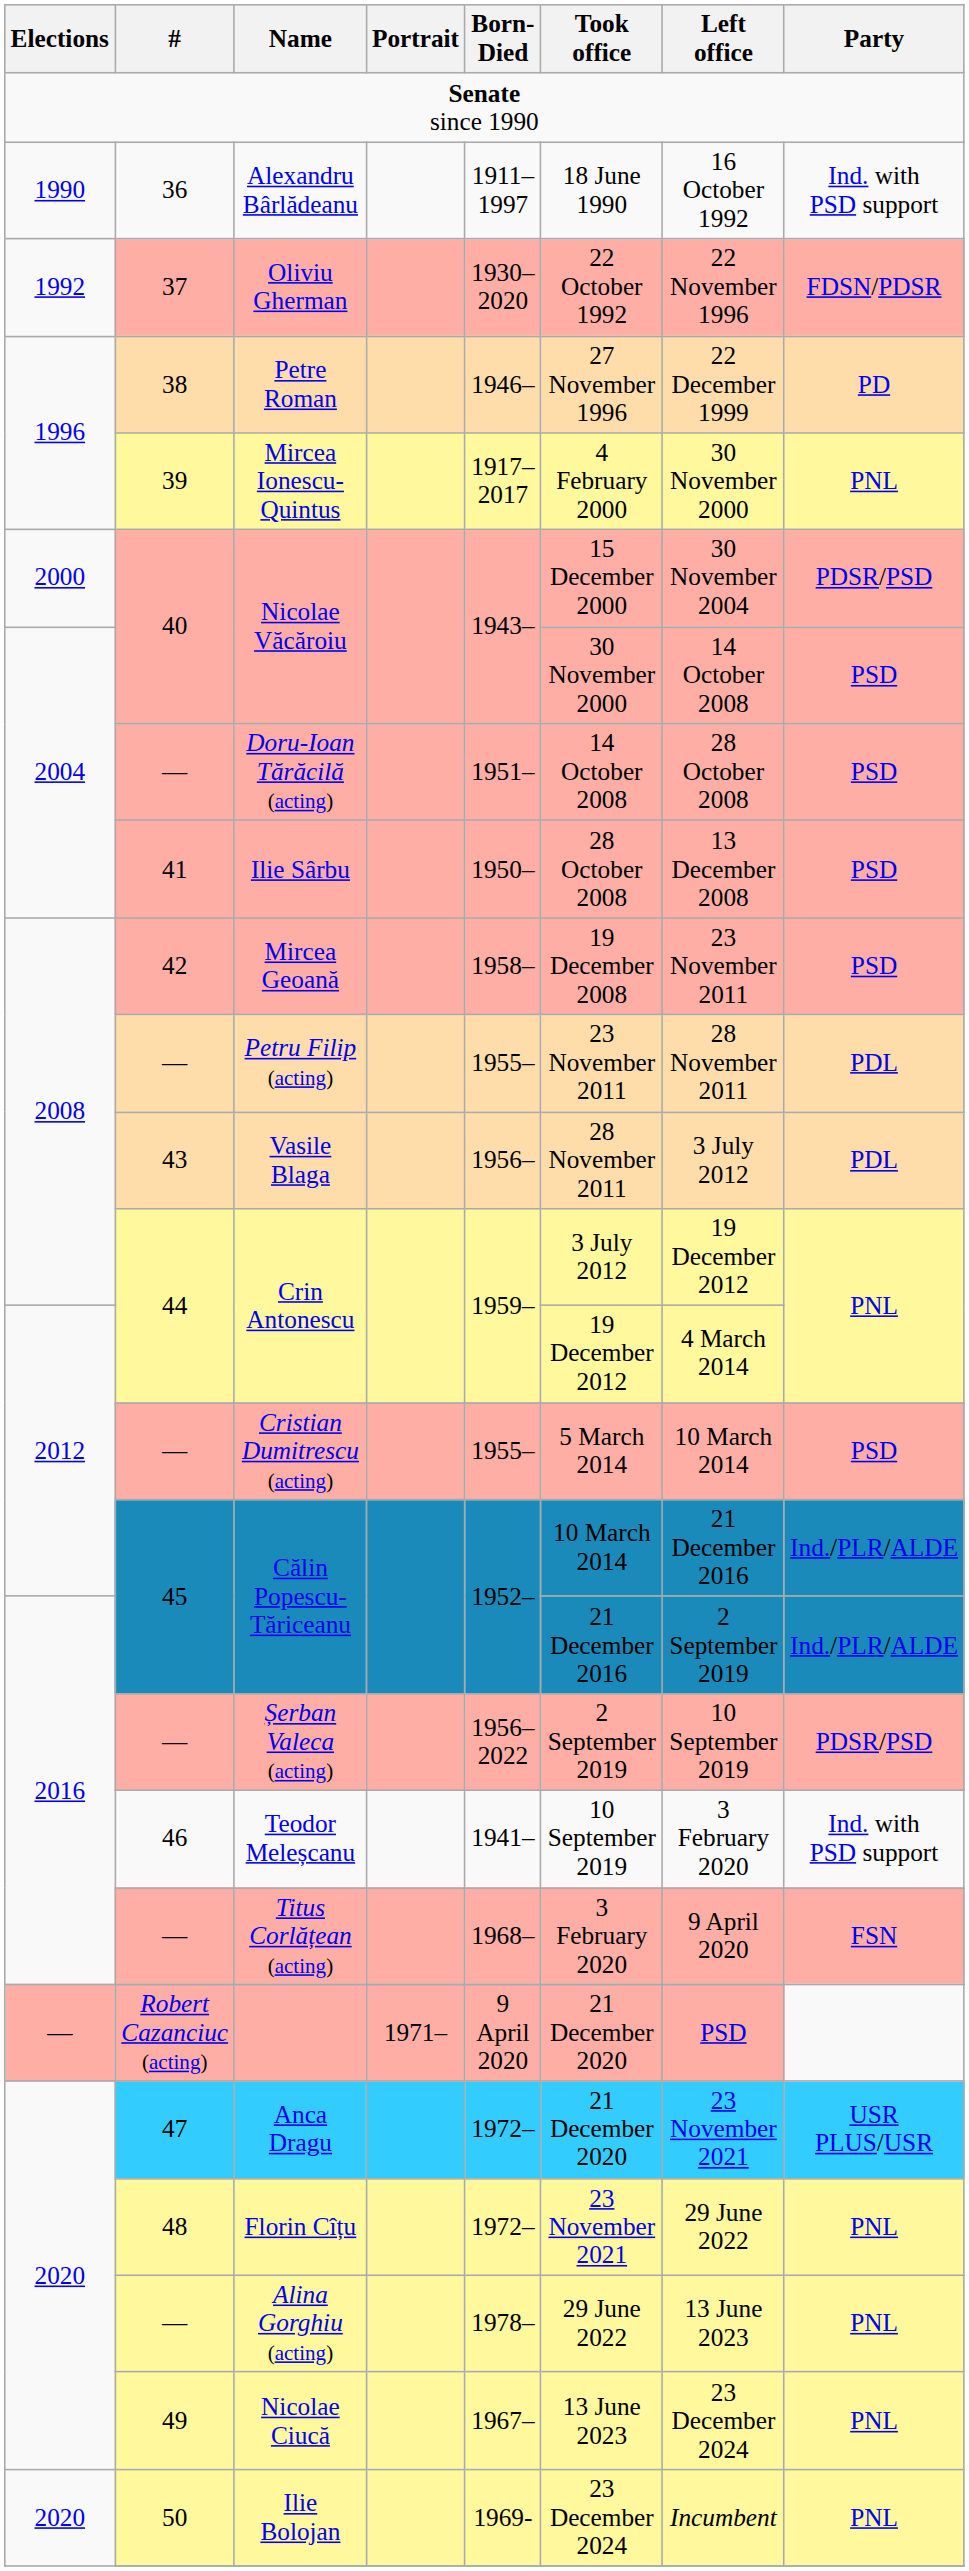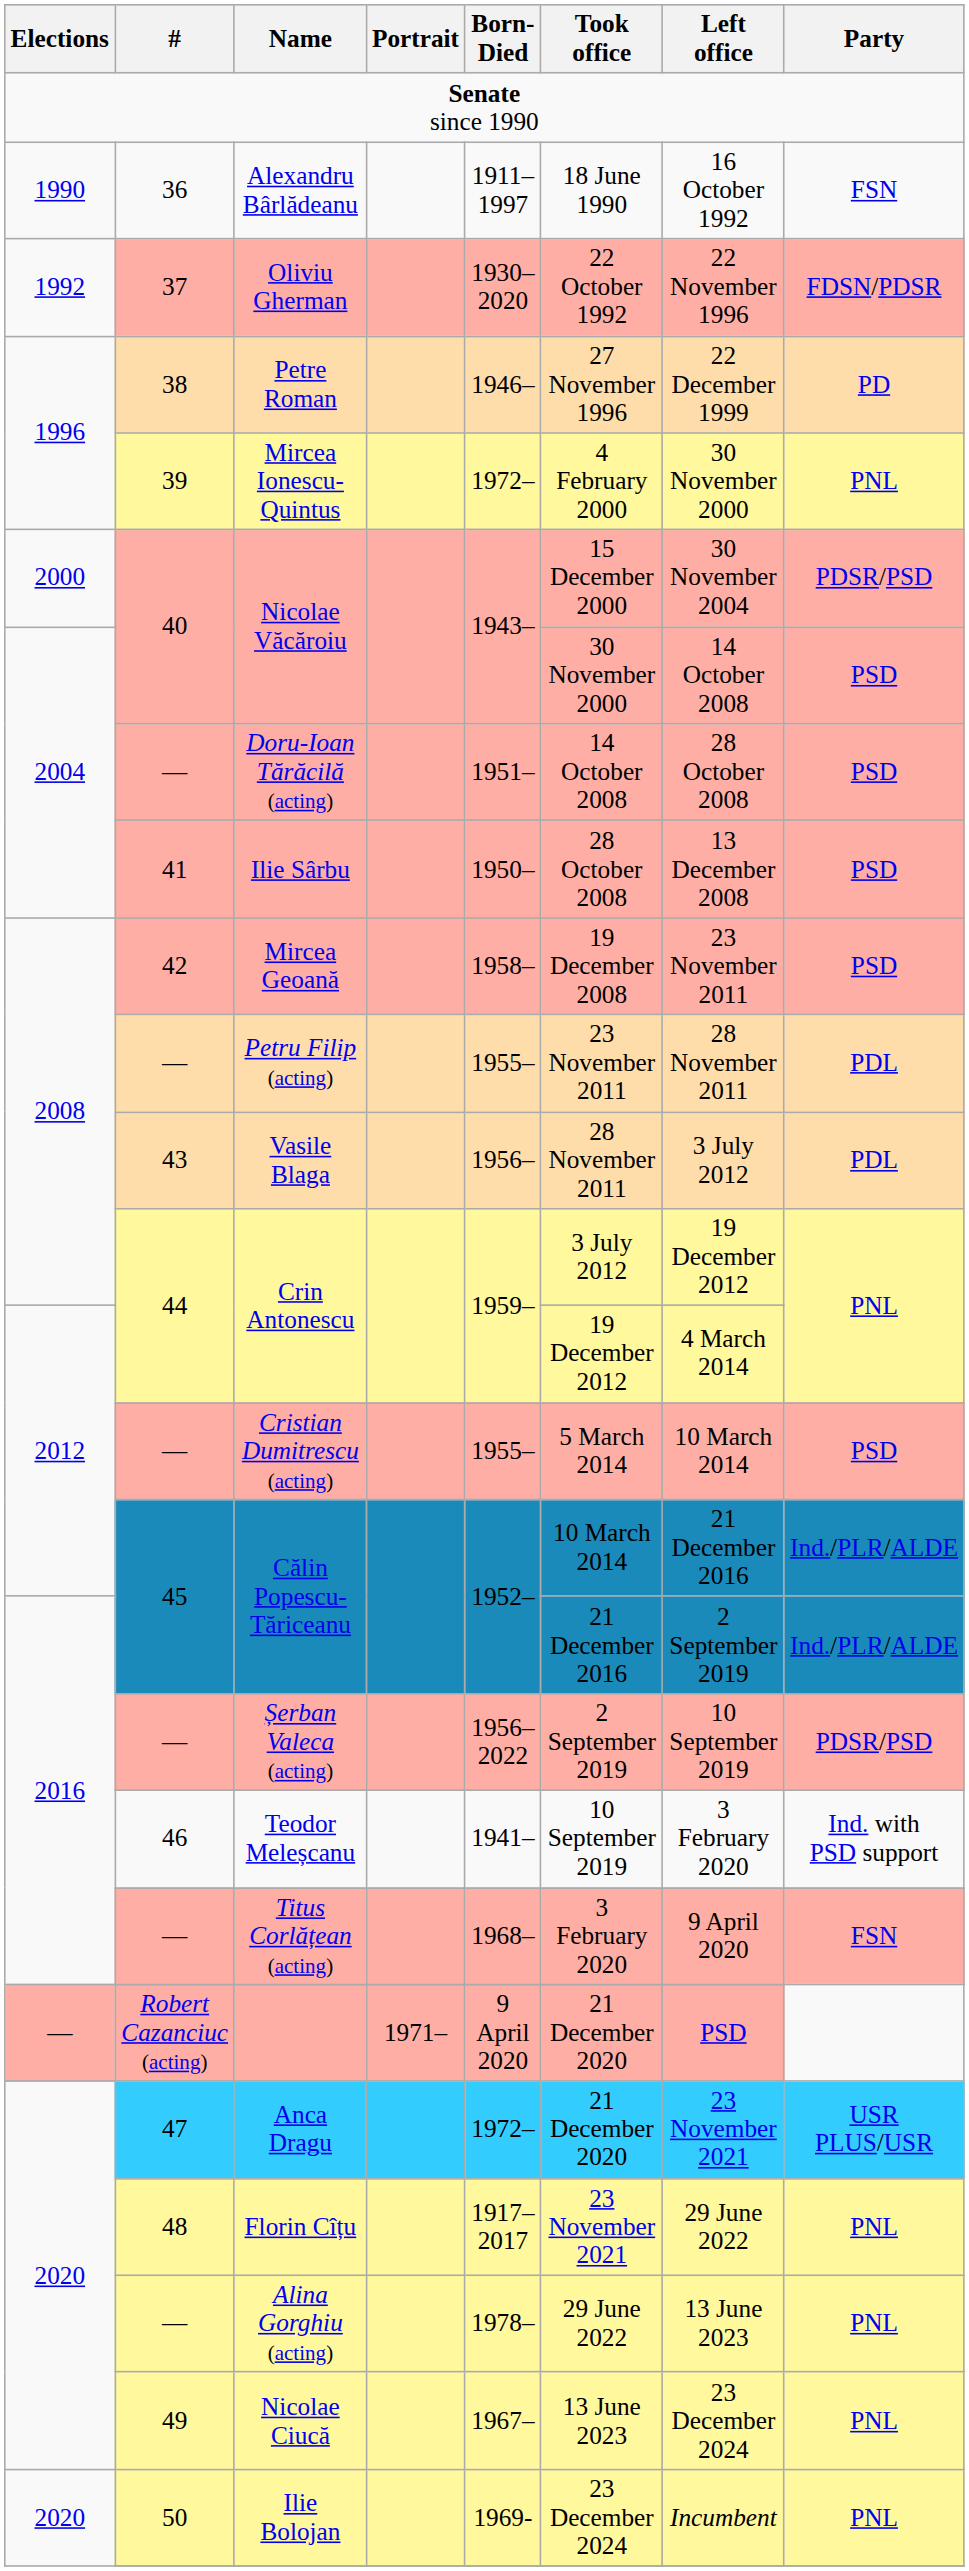(874, 190) Ind. with PSD support -> (874, 190) FSN
(503, 480) 1917–2017 -> (503, 480) 1972–
(503, 2226) 1972– -> (503, 2226) 1917–2017
